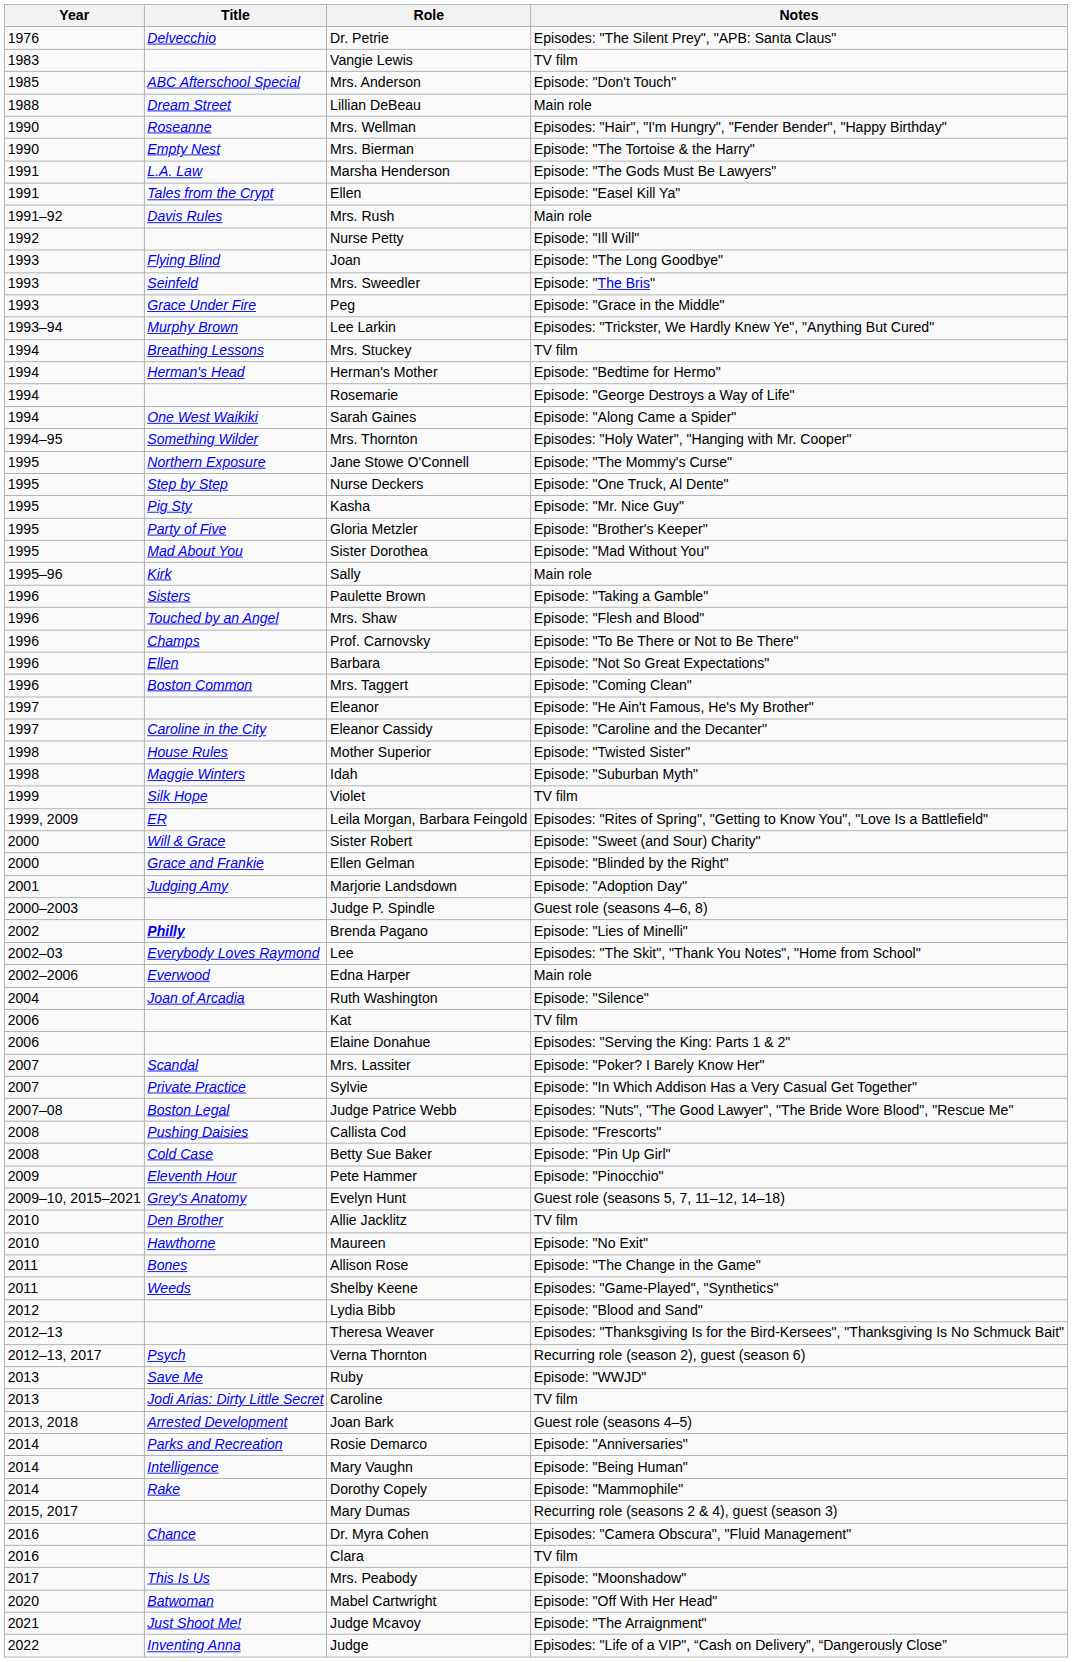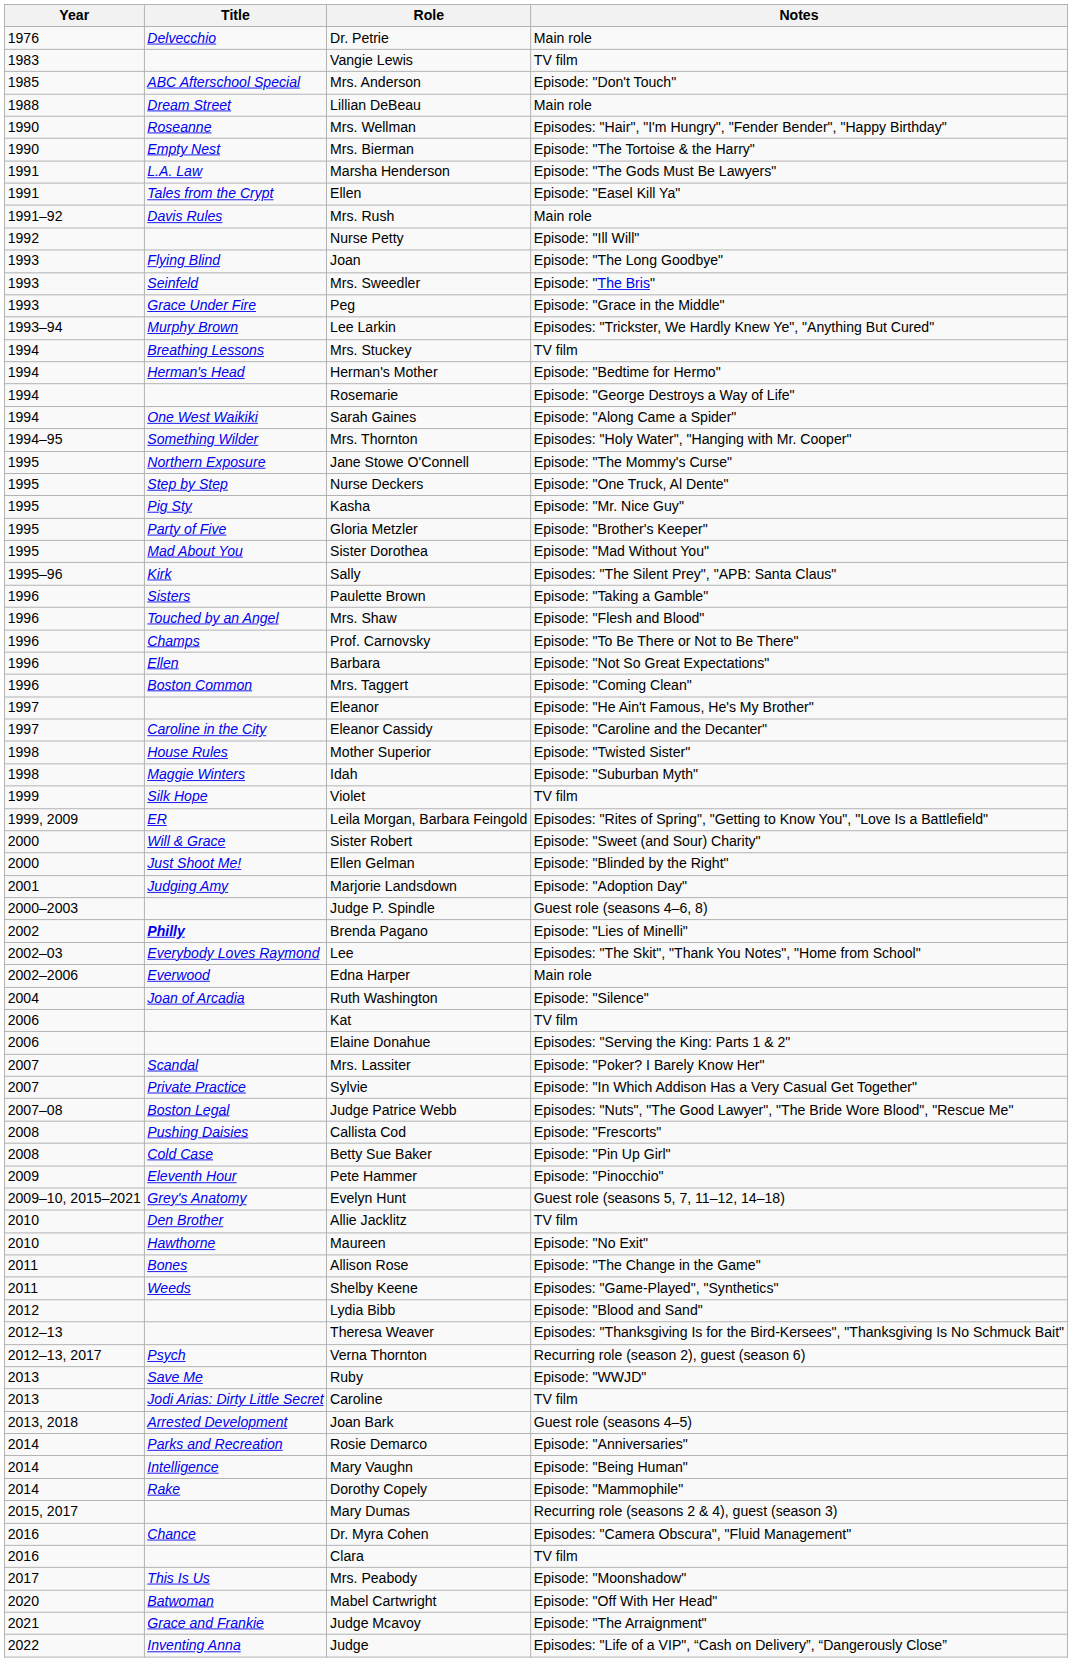(685, 37) Episodes: "The Silent Prey", "APB: Santa Claus" -> (563, 37) Main role
(563, 573) Main role -> (685, 573) Episodes: "The Silent Prey", "APB: Santa Claus"
(206, 864) Grace and Frankie -> (194, 864) Just Shoot Me!
(194, 1623) Just Shoot Me! -> (206, 1623) Grace and Frankie
